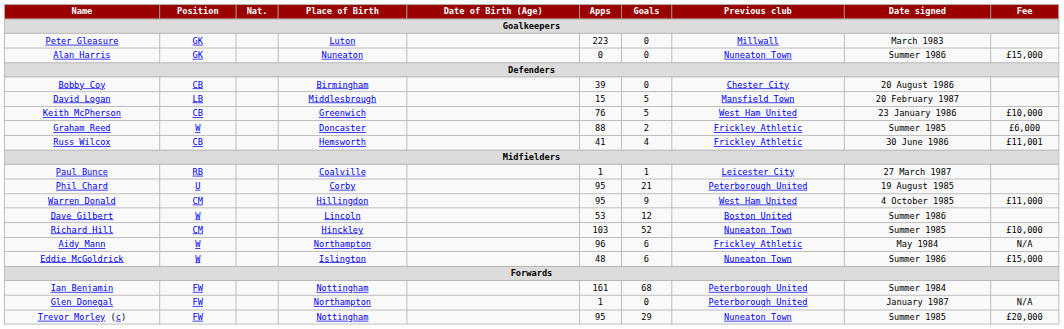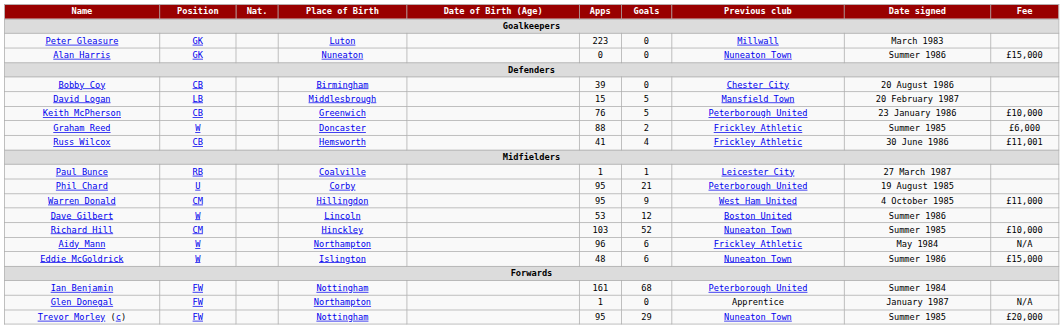(758, 113) West Ham United -> (758, 113) Peterborough United
(758, 302) Peterborough United -> (758, 302) Apprentice
